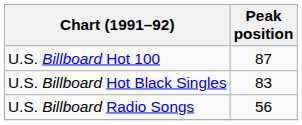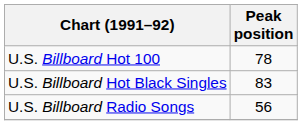(264, 58) 87 -> (264, 58) 78
